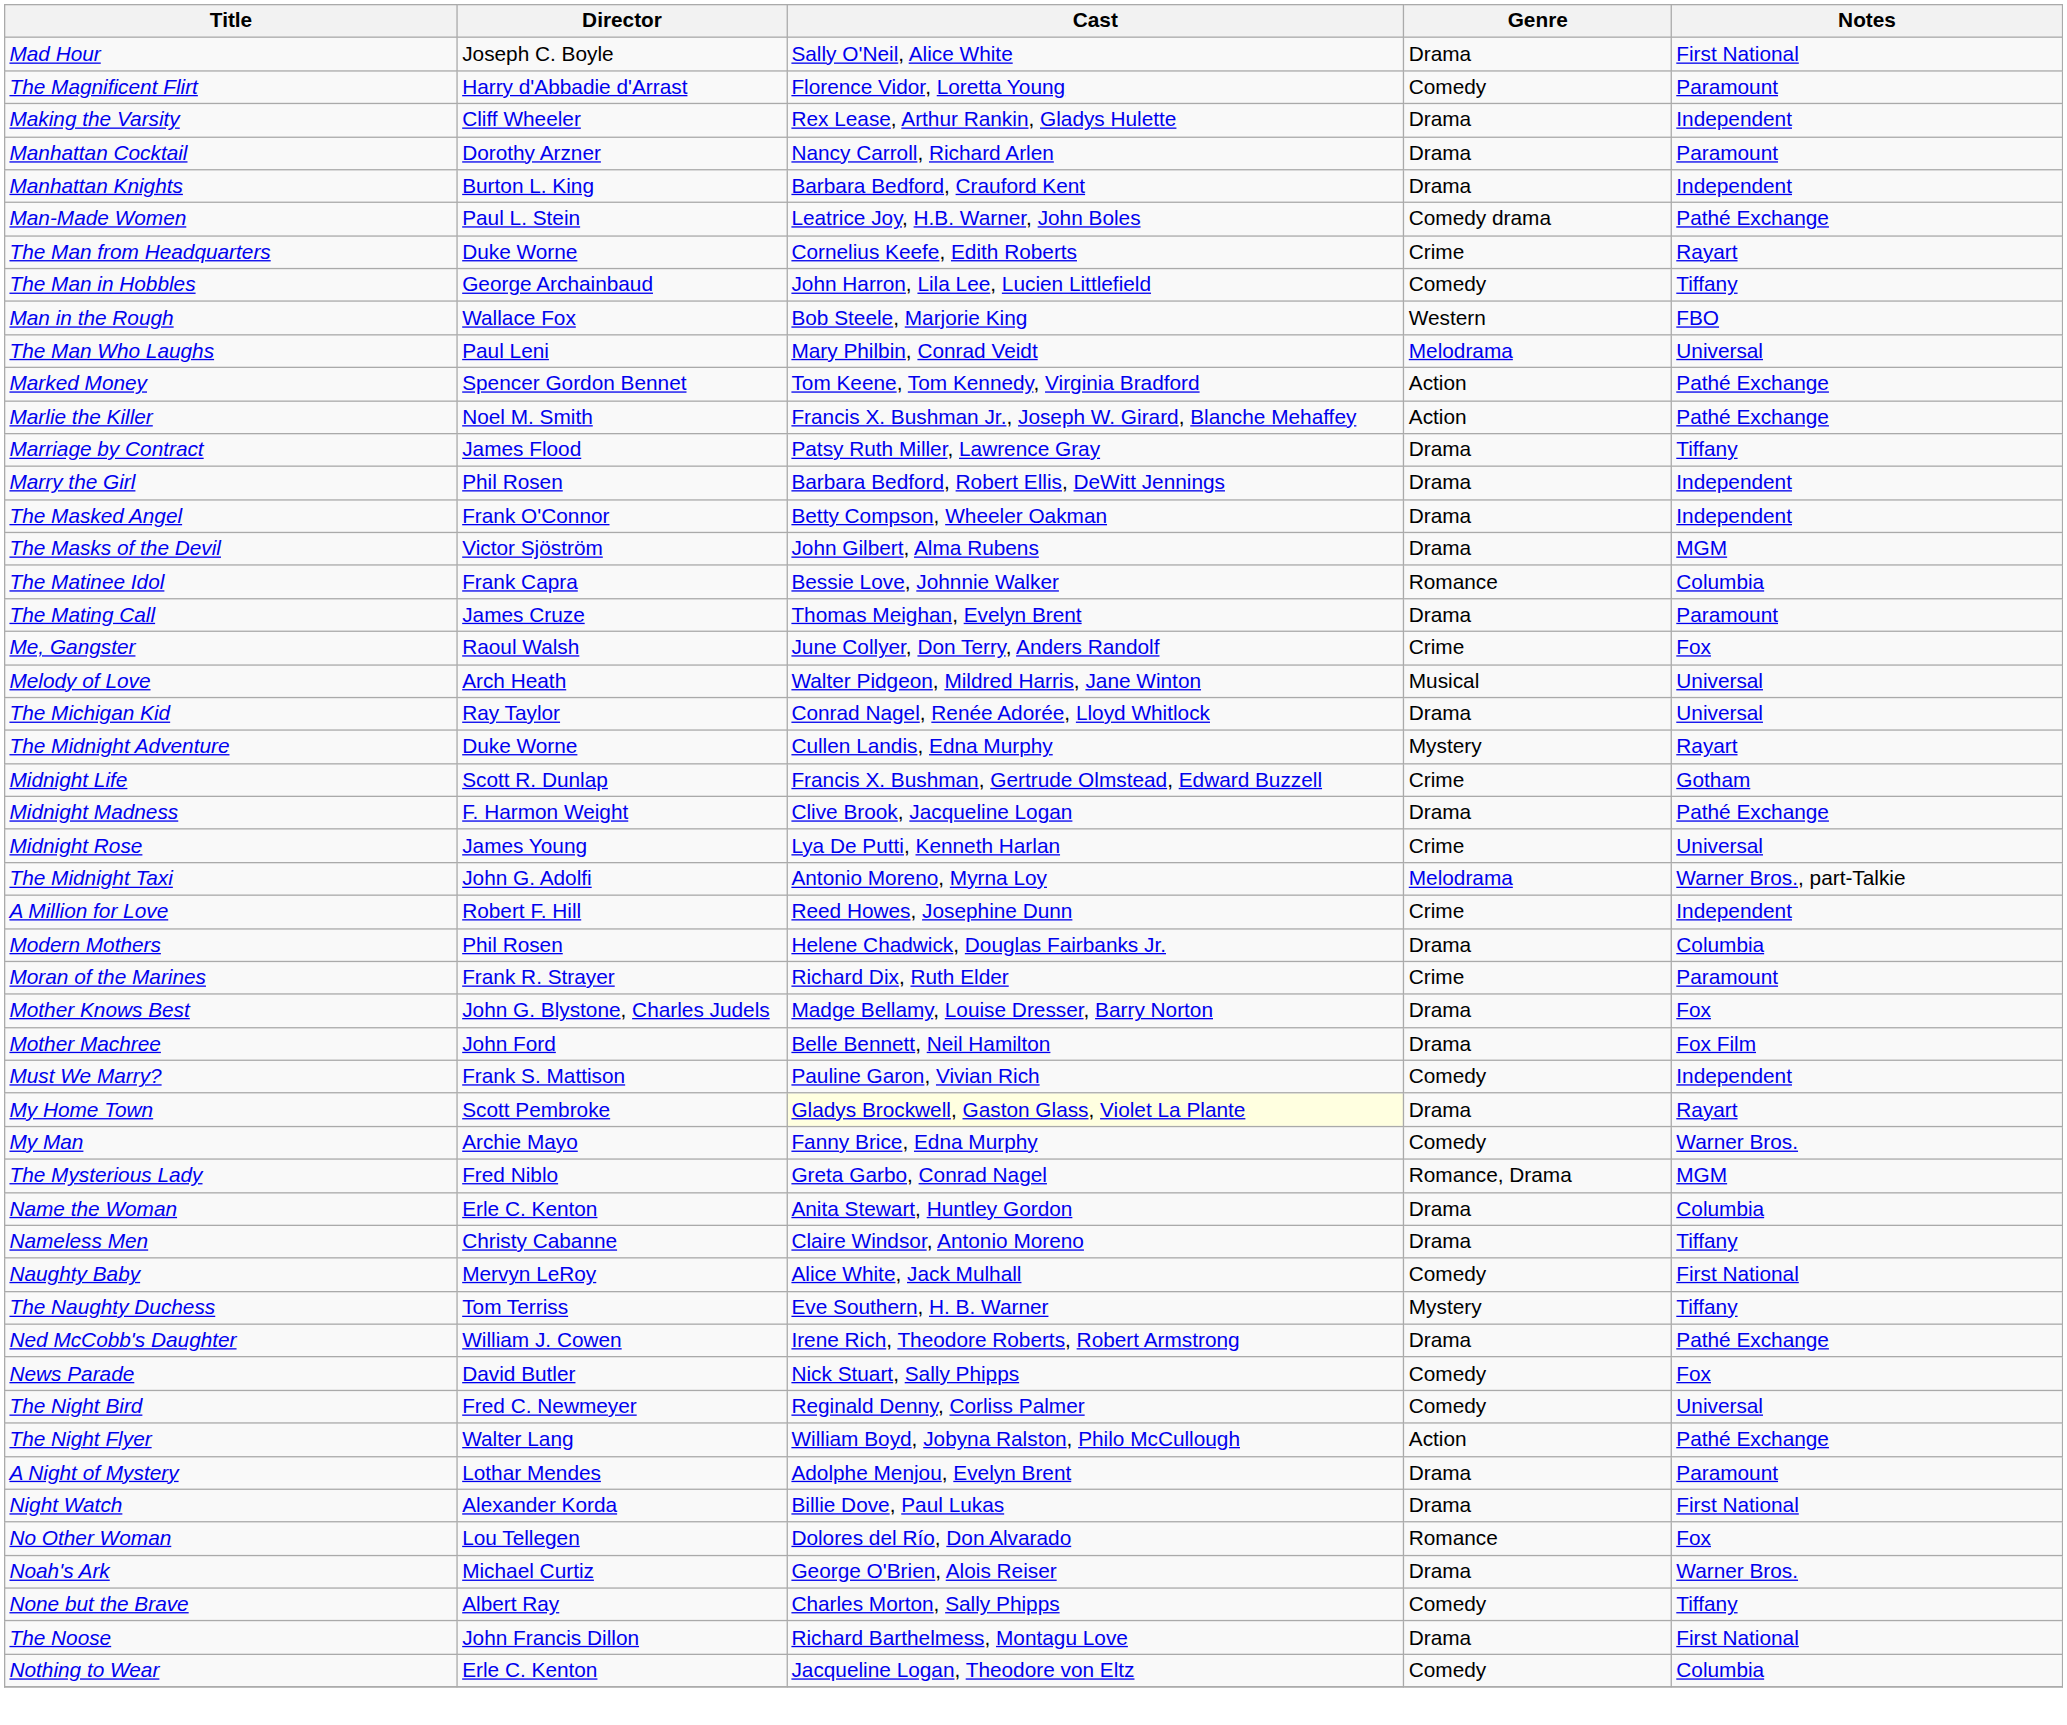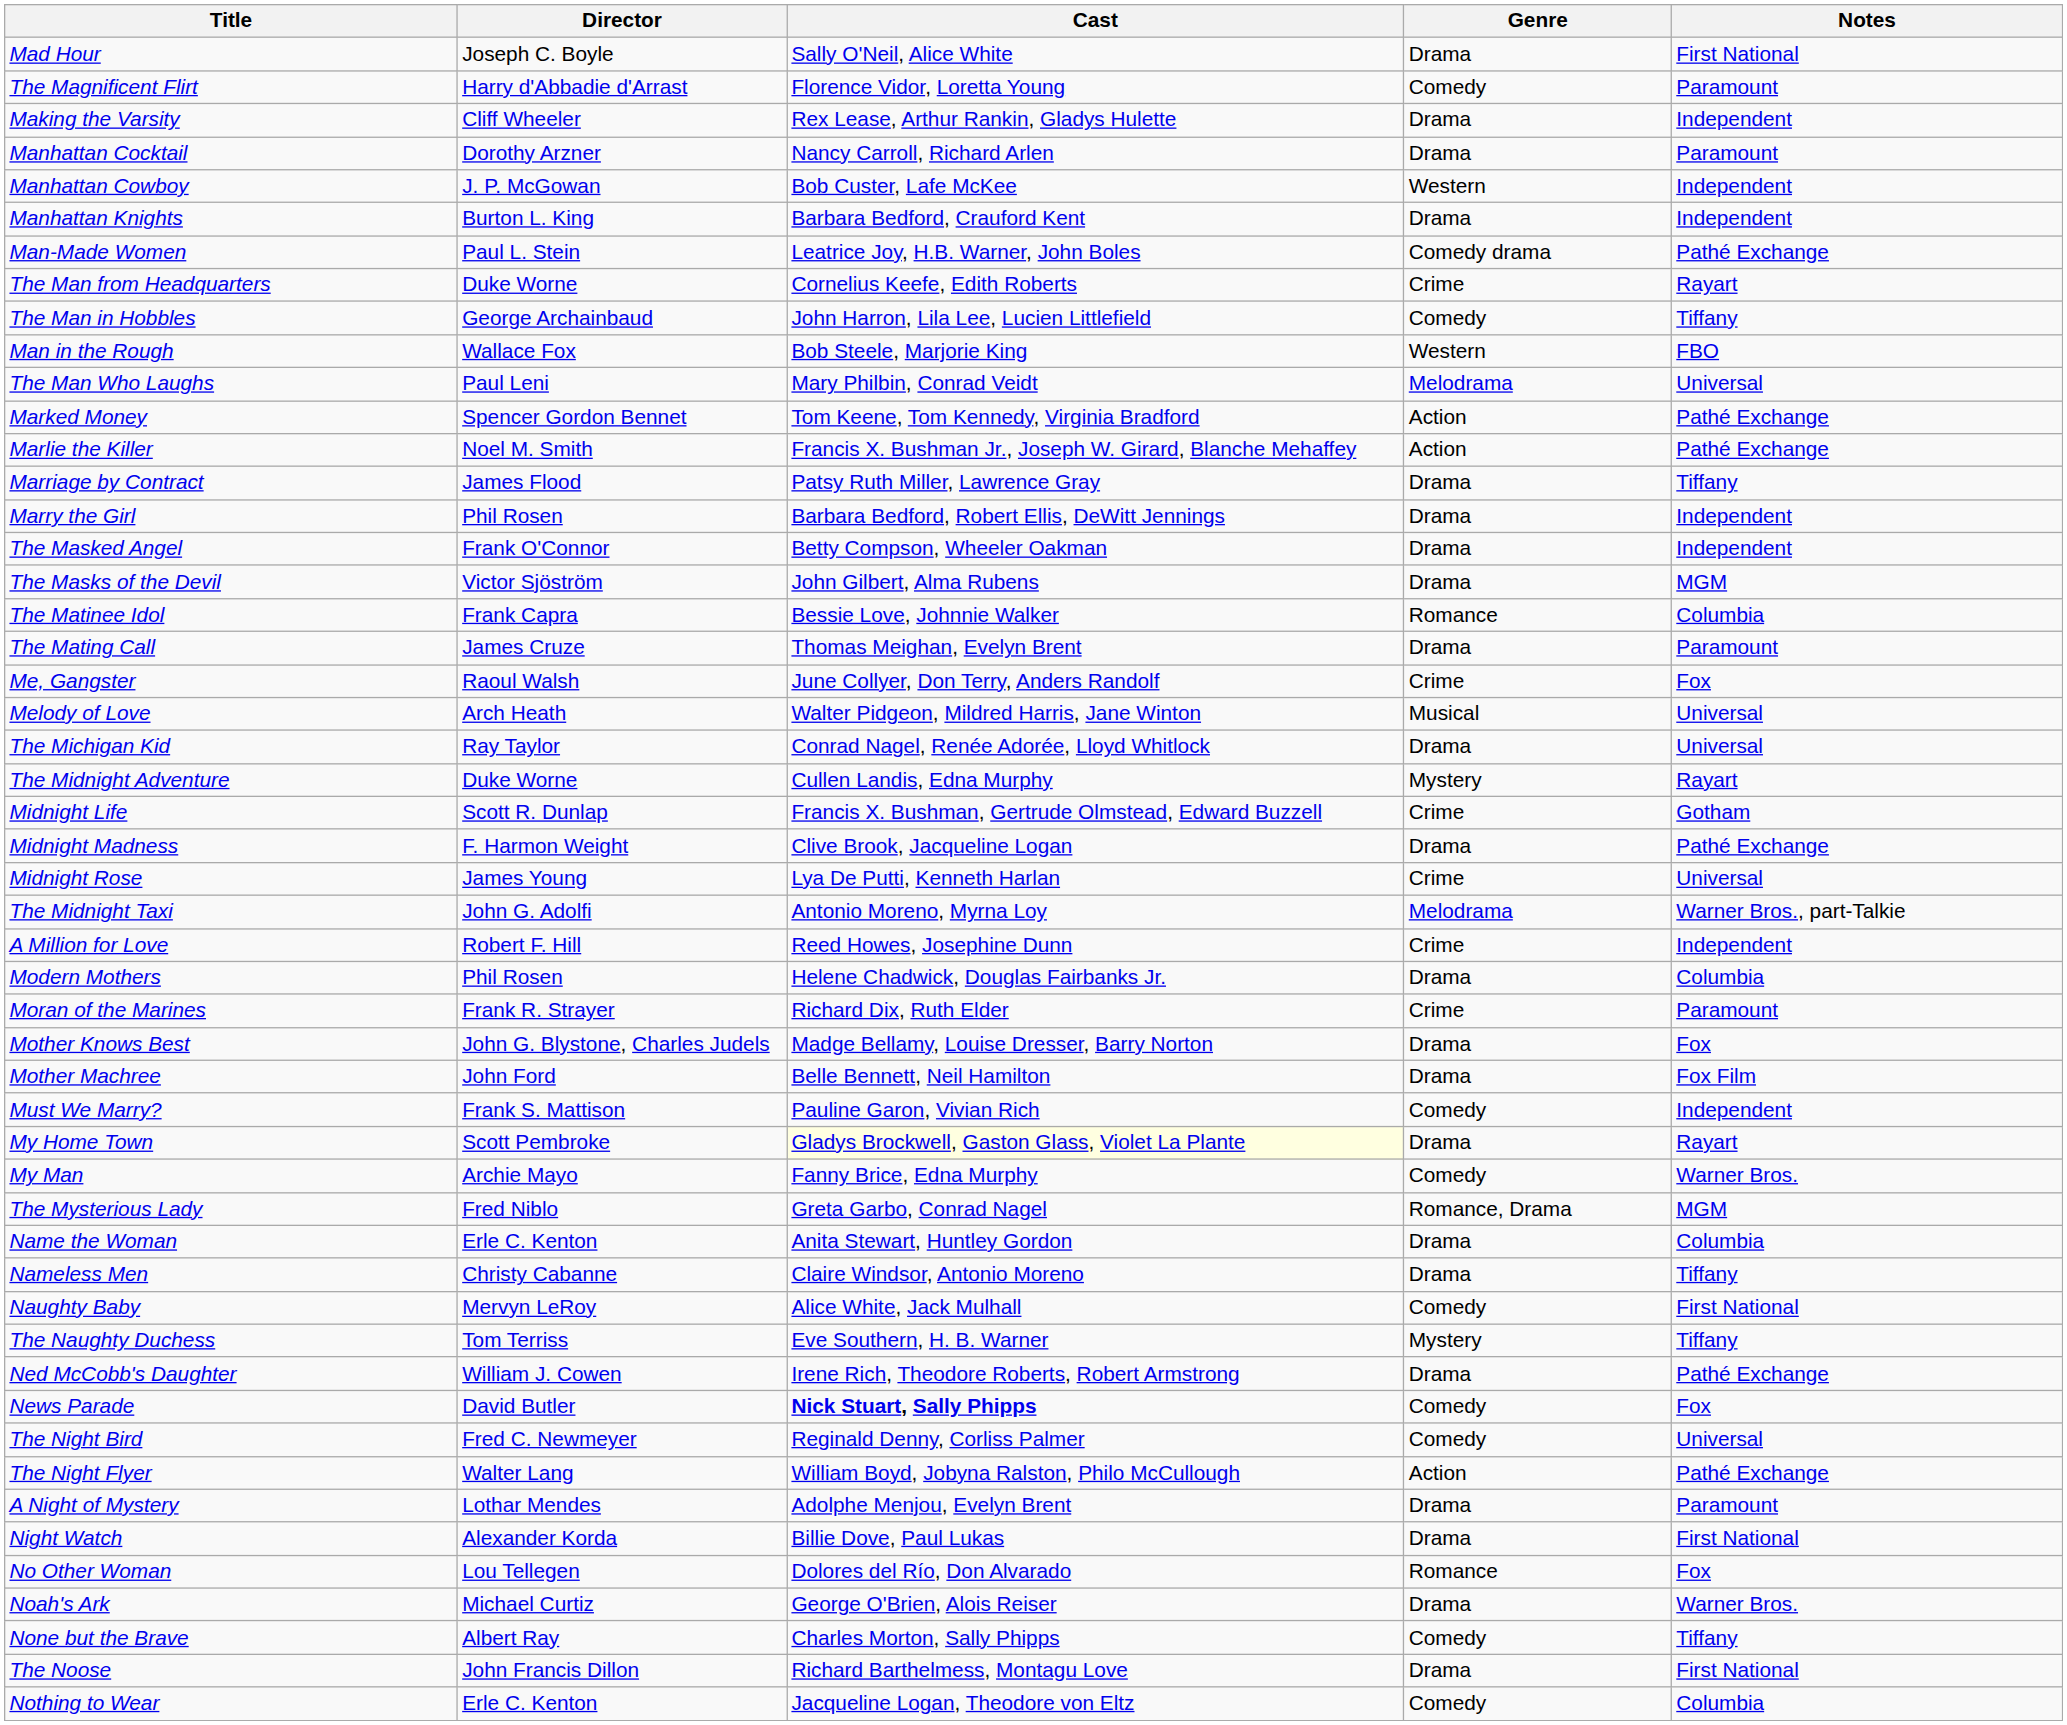+ row: (99, 185)
(905, 1373) normal -> (914, 1406) bold
